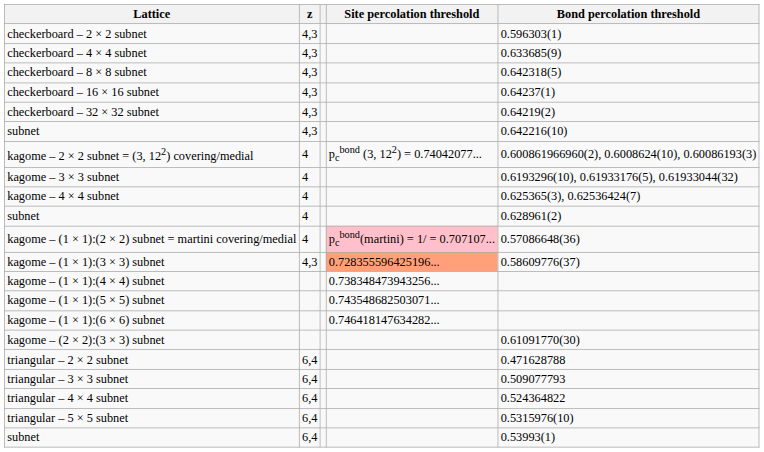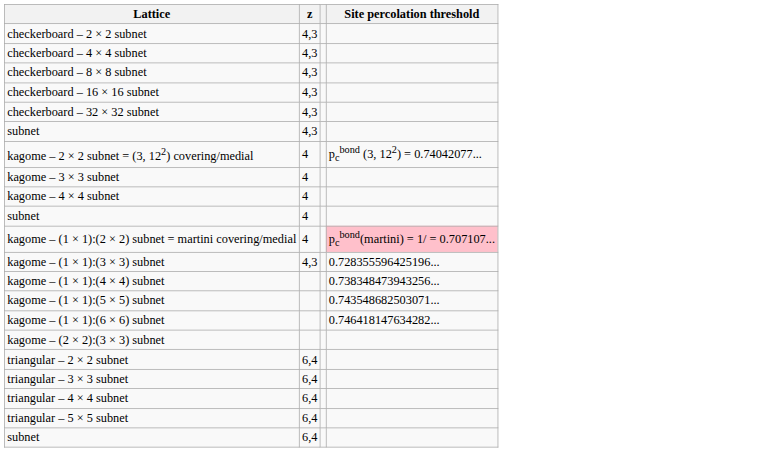- column: (628, 14)
(384, 261) lightsalmon background -> (384, 261) no background
